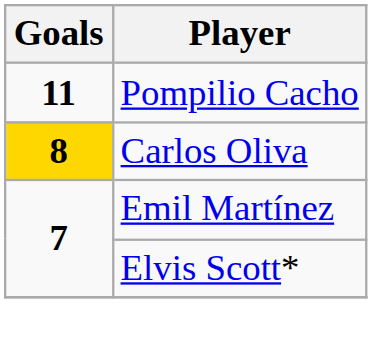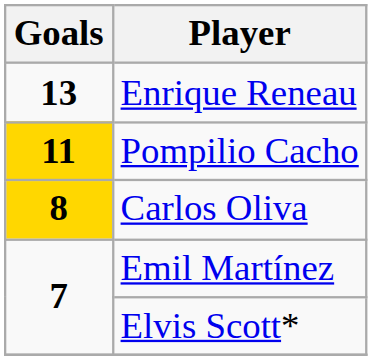+ row: (239, 92)
(59, 92) no background -> (59, 150) gold background
